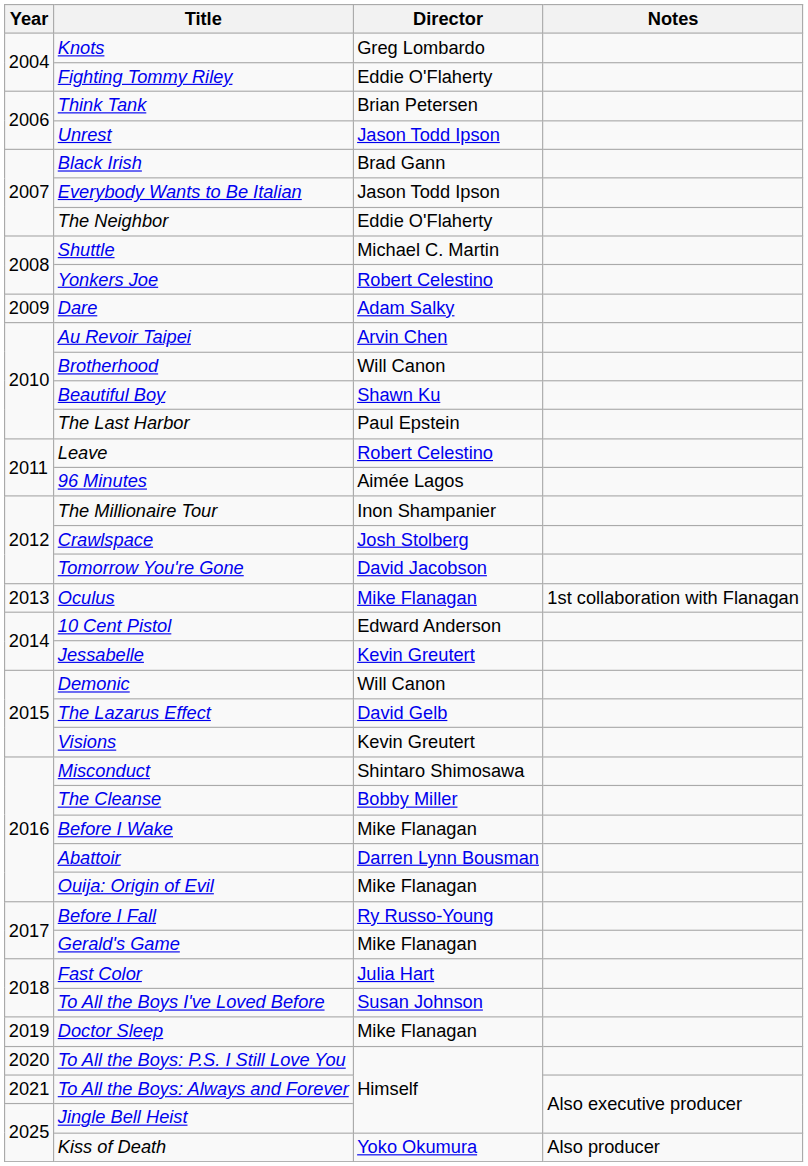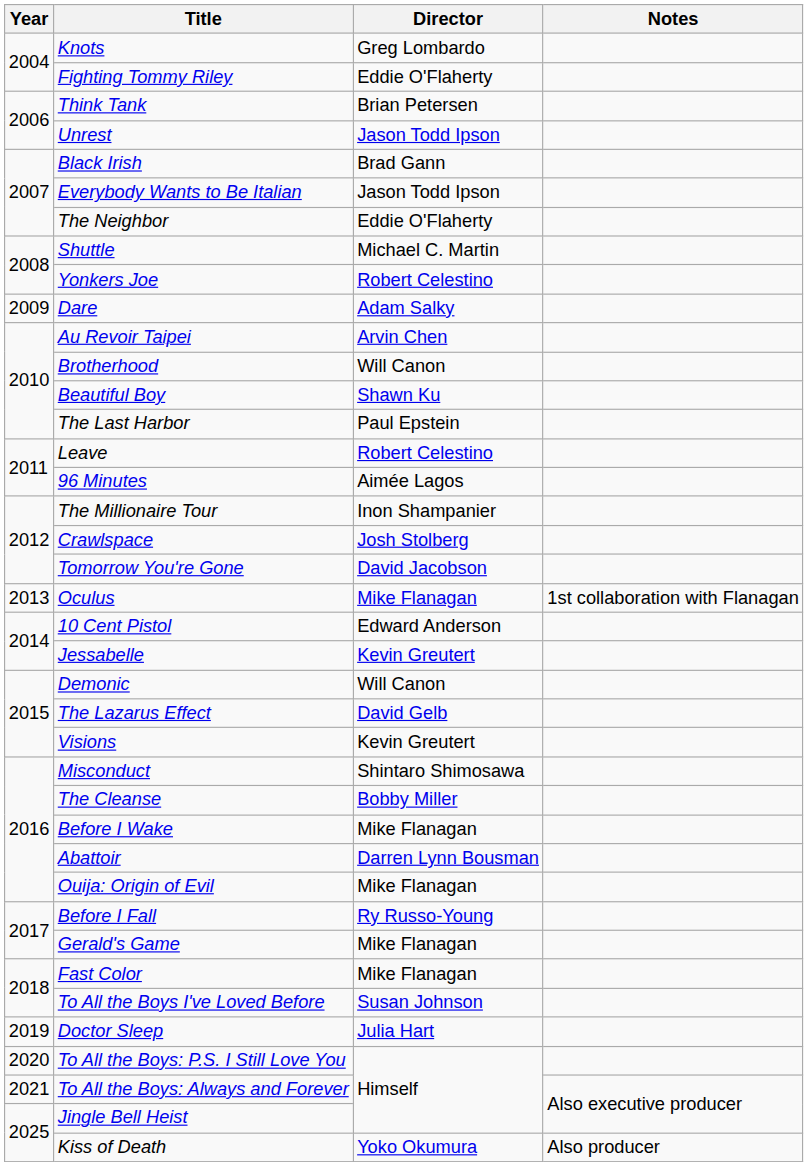(396, 973) Julia Hart -> (417, 973) Mike Flanagan
(417, 1031) Mike Flanagan -> (396, 1031) Julia Hart
